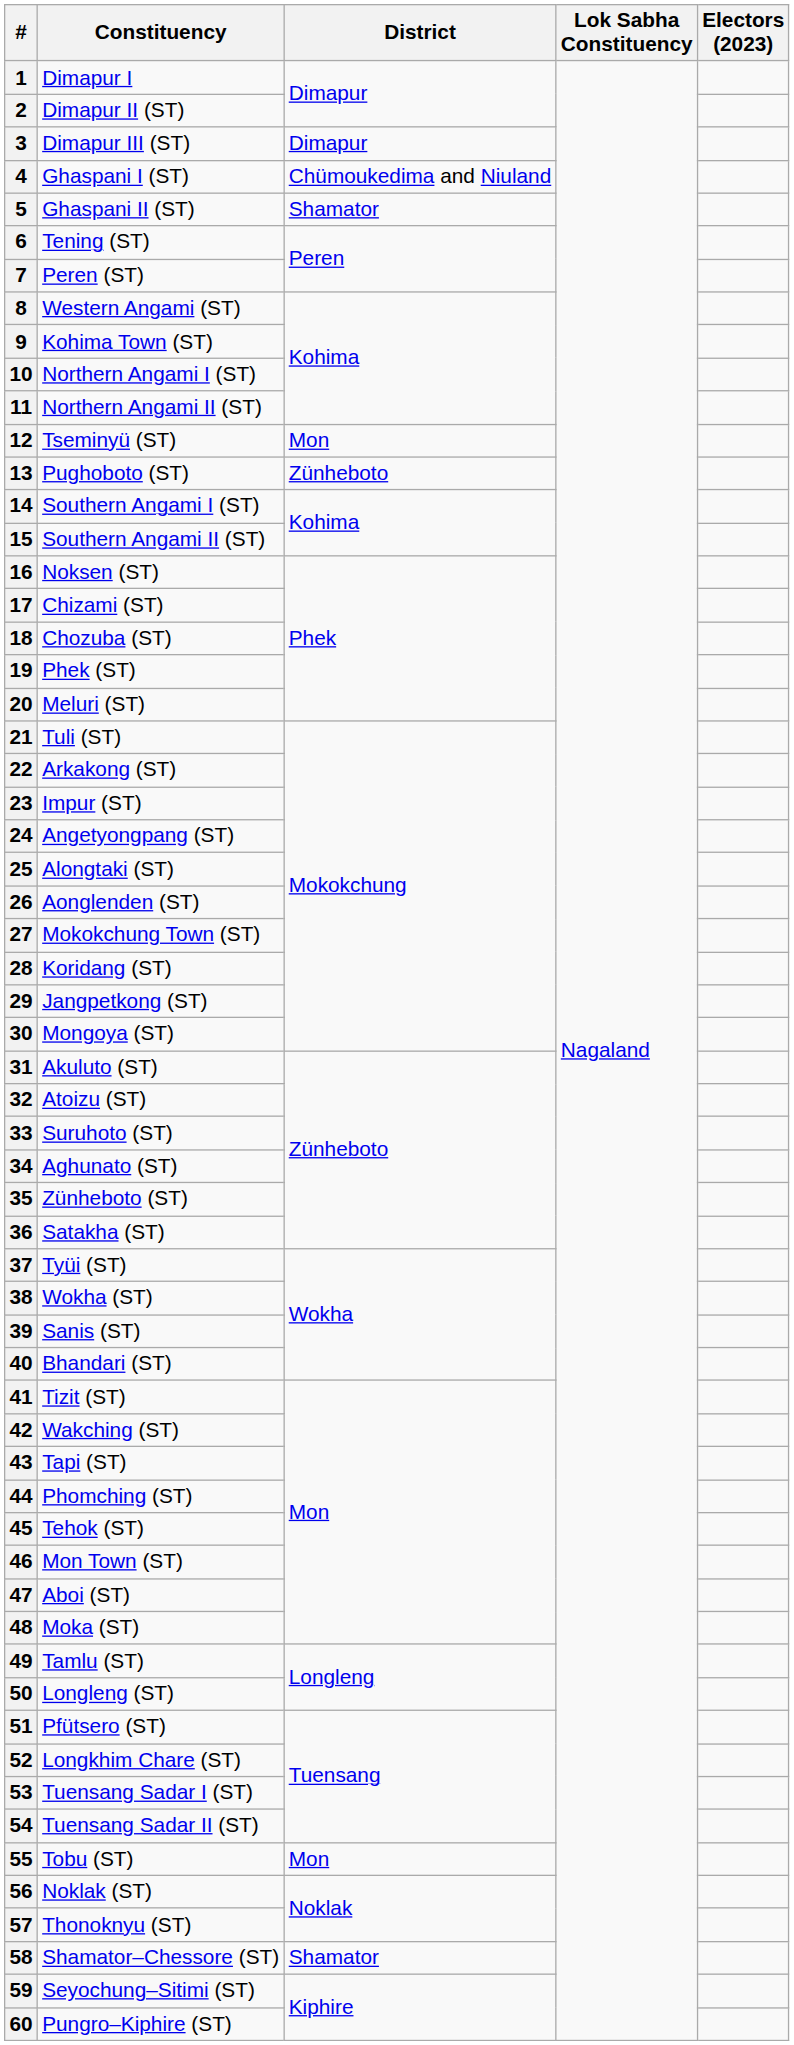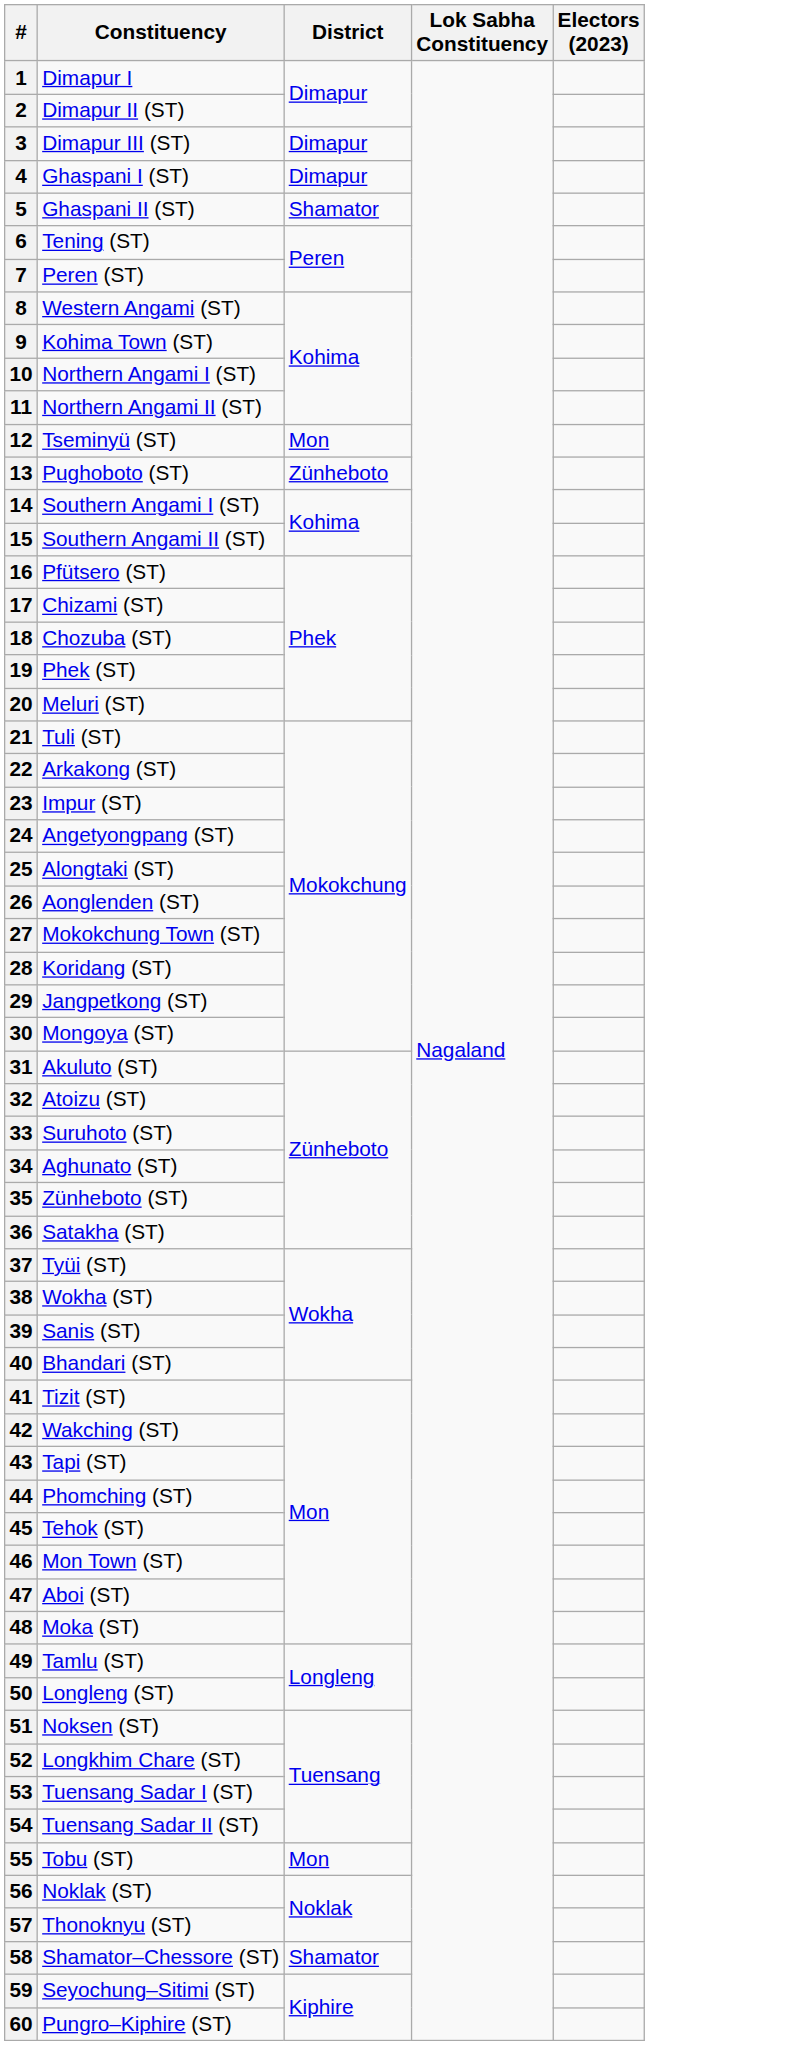(420, 176) Chümoukedima and Niuland -> (328, 176) Dimapur
(101, 572) Noksen (ST) -> (104, 572) Pfütsero (ST)
(104, 1726) Pfütsero (ST) -> (101, 1726) Noksen (ST)
